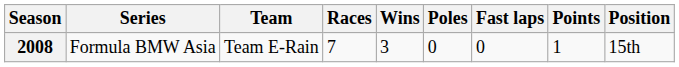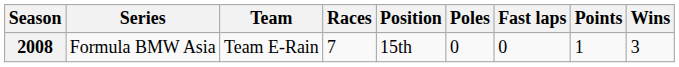columns swapped: (400, 18) <-> (639, 18)
